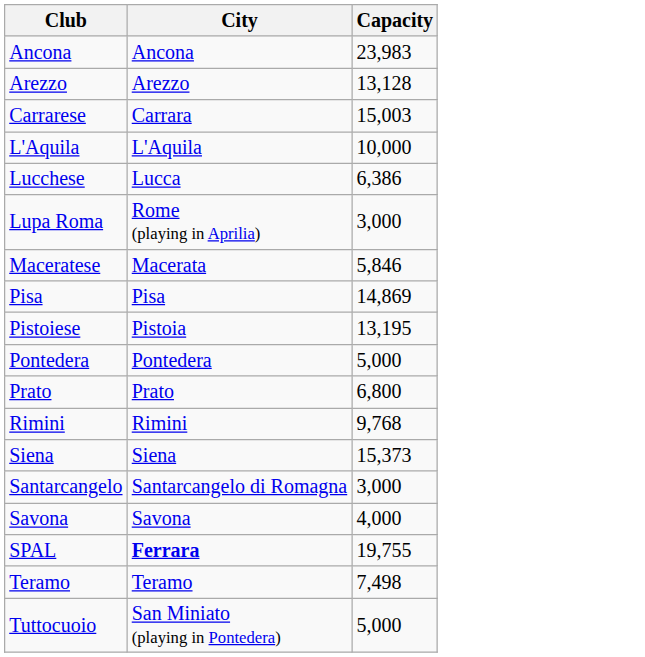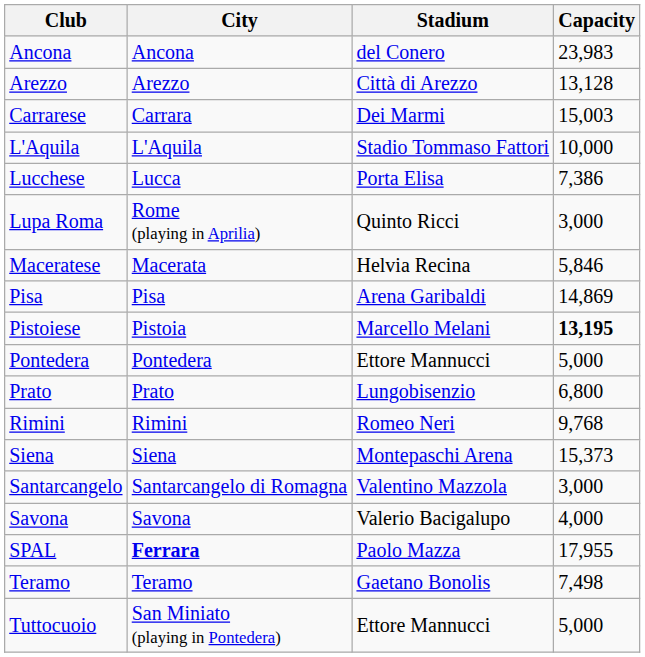+ column: (453, 20)
(379, 178) 6,386 -> (581, 178) 7,386
(384, 328) normal -> (586, 328) bold
(384, 550) 19,755 -> (586, 550) 17,955
